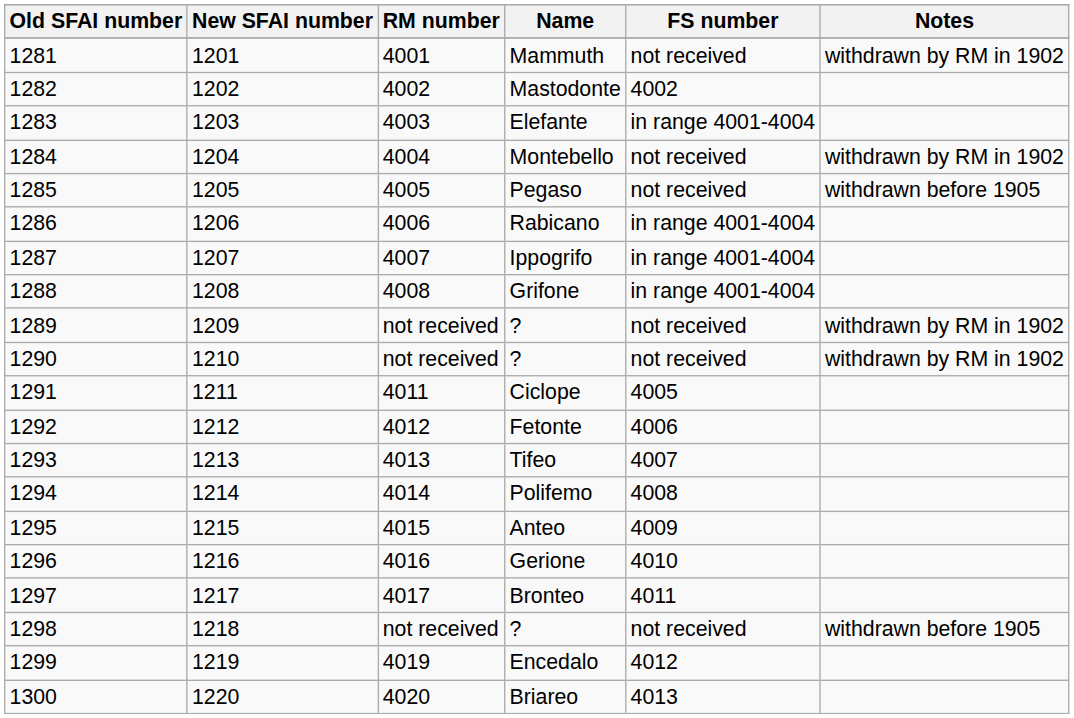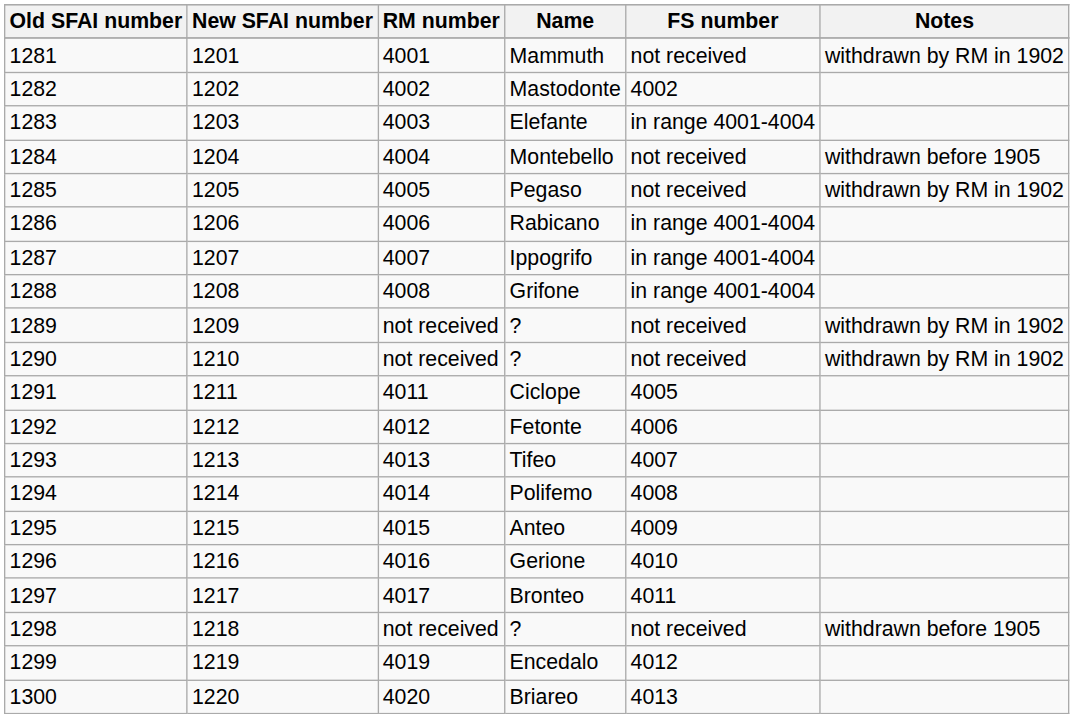(944, 156) withdrawn by RM in 1902 -> (933, 156) withdrawn before 1905
(933, 190) withdrawn before 1905 -> (944, 190) withdrawn by RM in 1902
